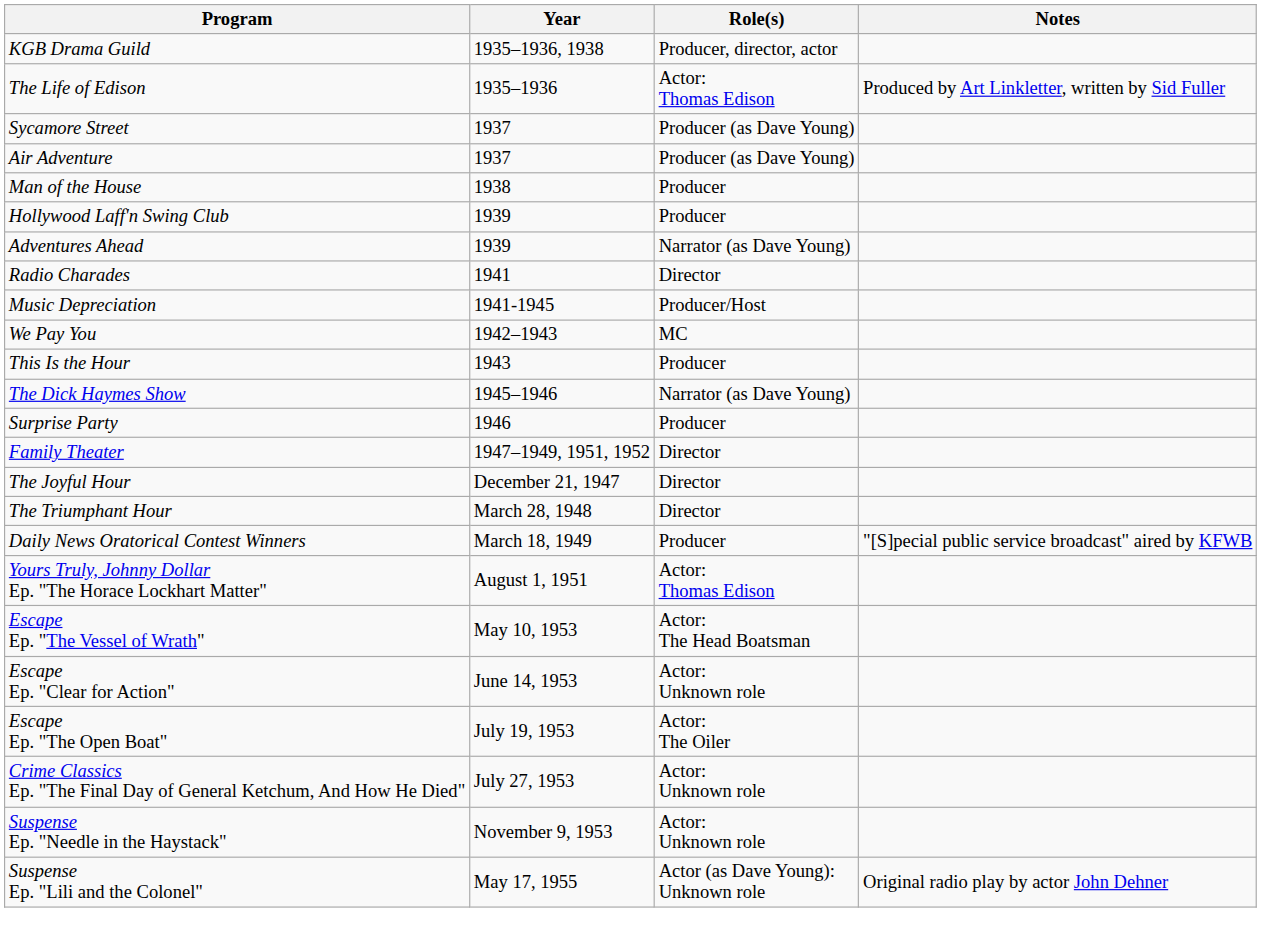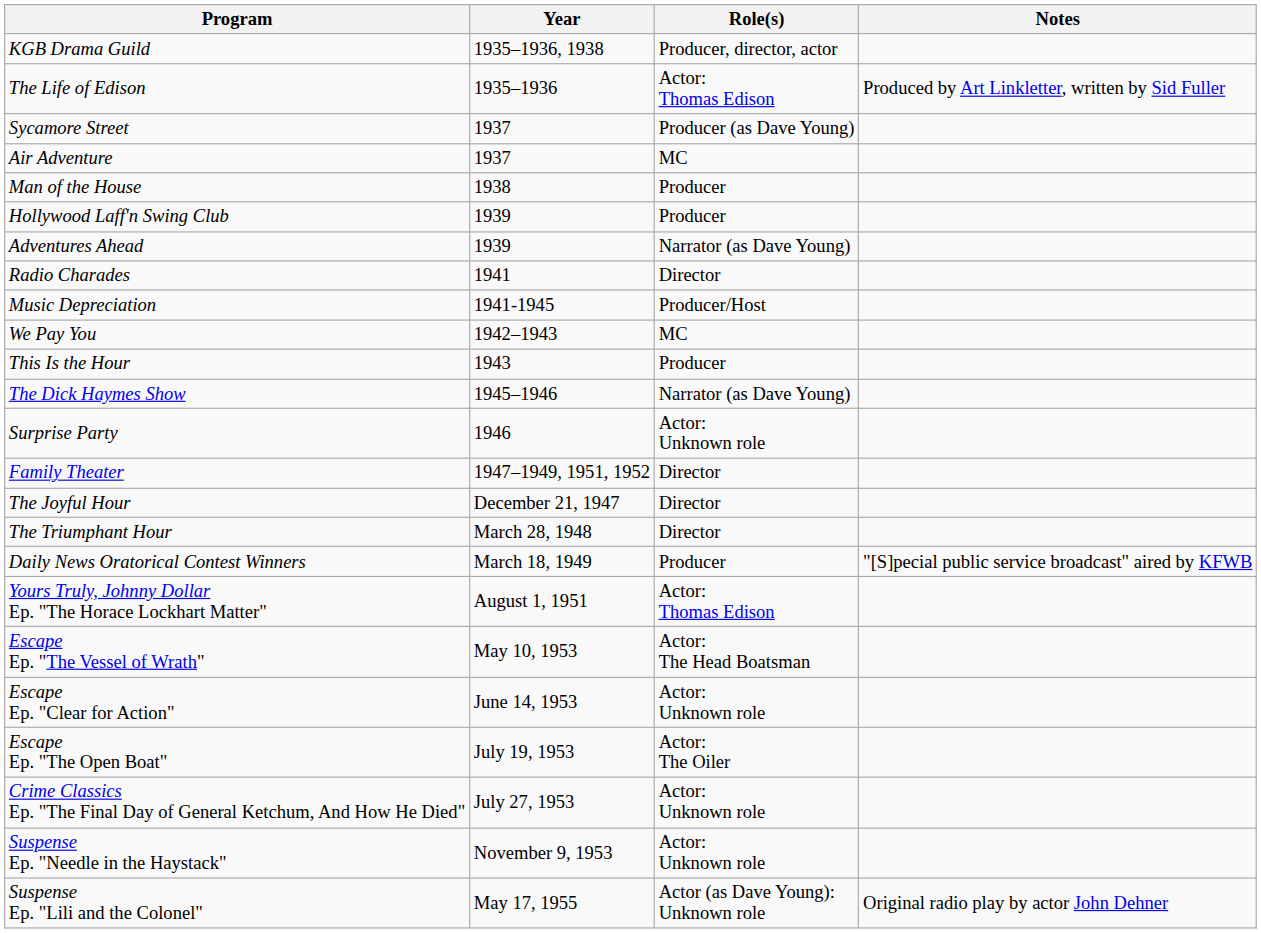(757, 157) Producer (as Dave Young) -> (673, 157) MC
(692, 422) Producer -> (712, 433) Actor: Unknown role
